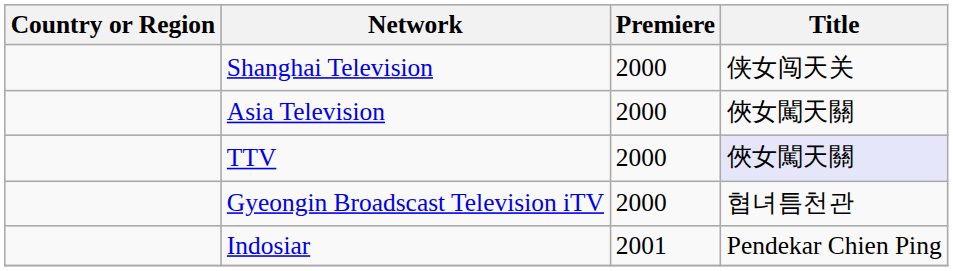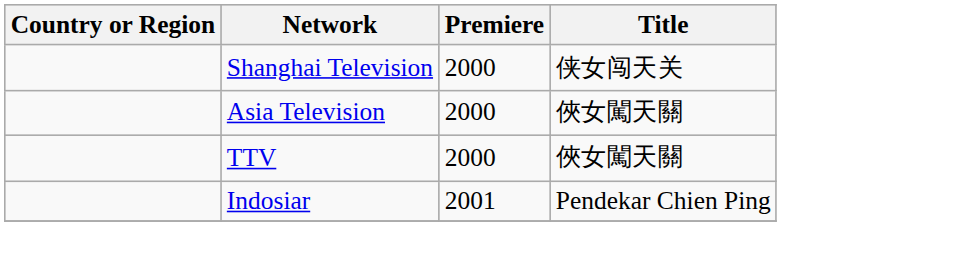(790, 156) lavender background -> (619, 156) no background
- row: (415, 202)
